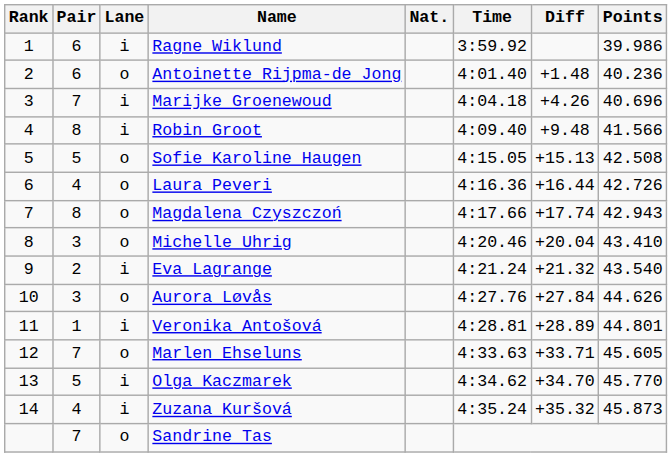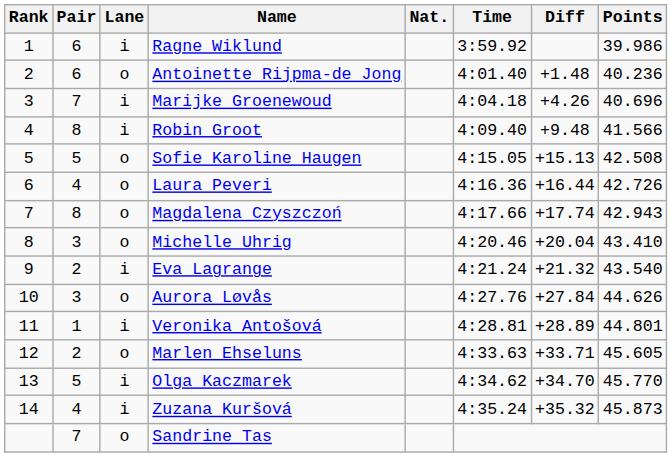(77, 353) 7 -> (77, 353) 2
